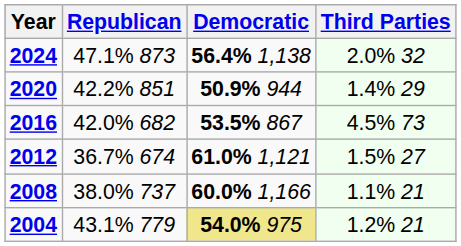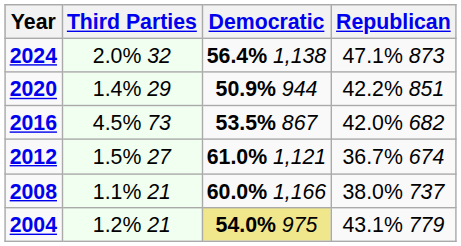columns swapped: (124, 22) <-> (386, 22)
